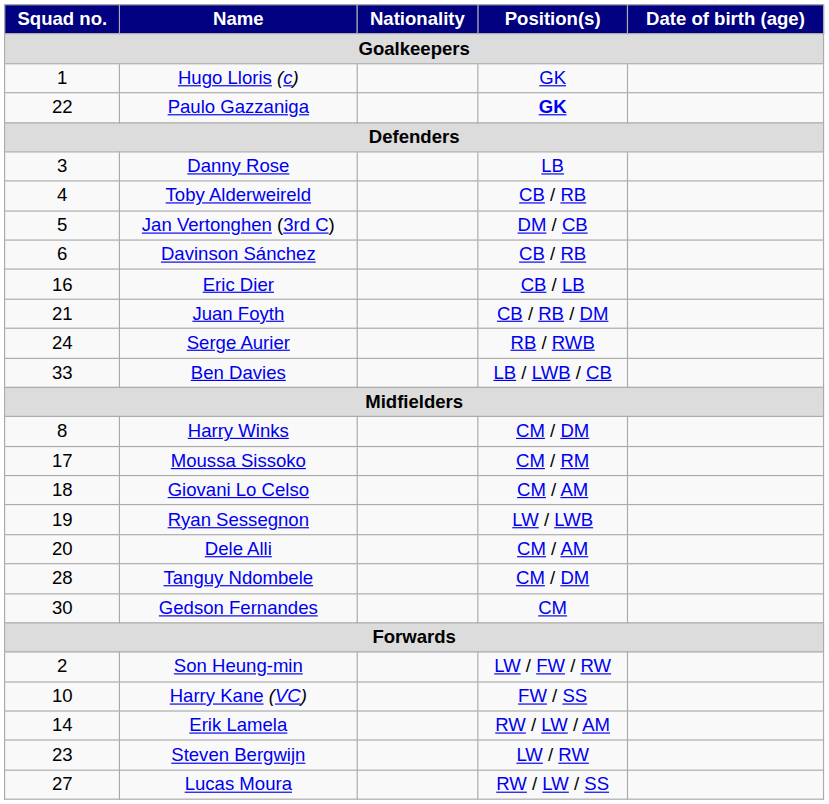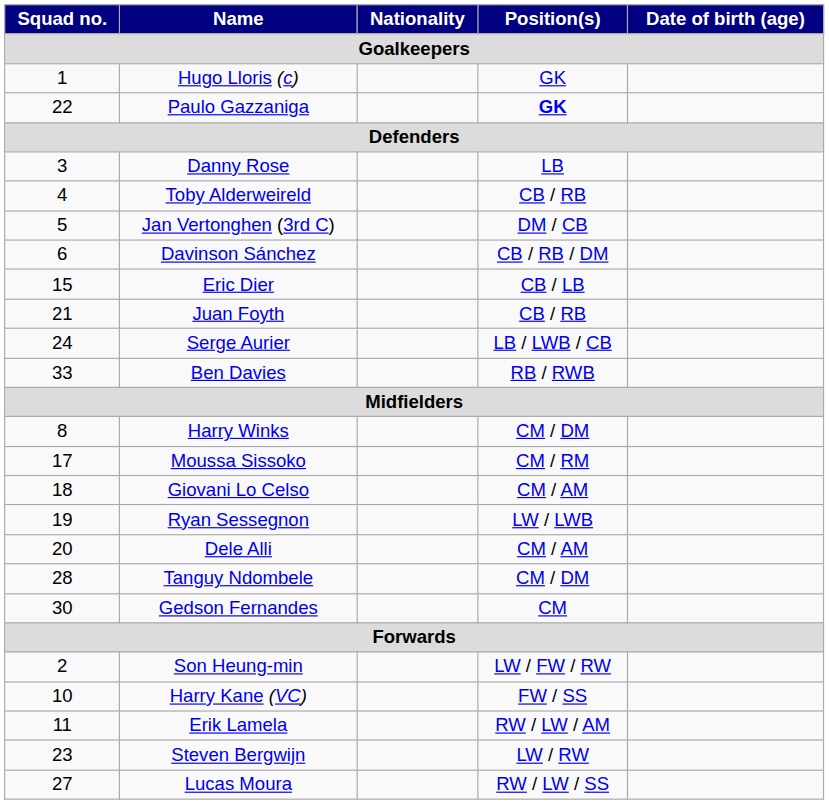(553, 254) CB / RB -> (553, 254) CB / RB / DM
(62, 284) 16 -> (62, 284) 15
(553, 313) CB / RB / DM -> (553, 313) CB / RB
(553, 343) RB / RWB -> (553, 343) LB / LWB / CB
(553, 372) LB / LWB / CB -> (553, 372) RB / RWB
(62, 725) 14 -> (62, 725) 11
